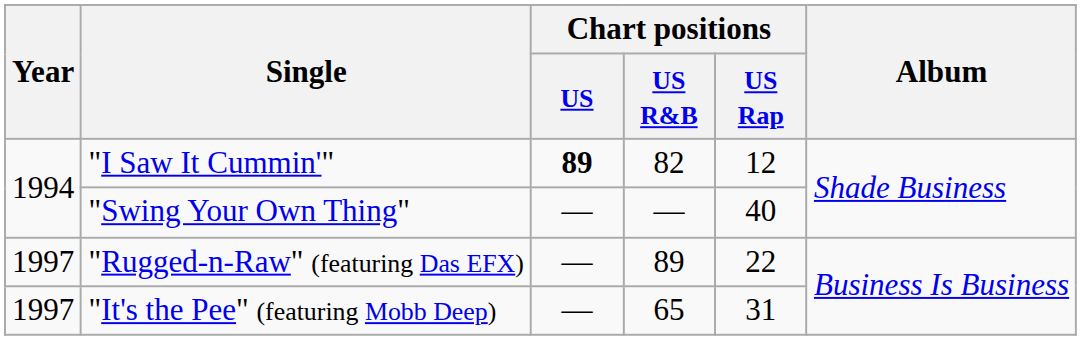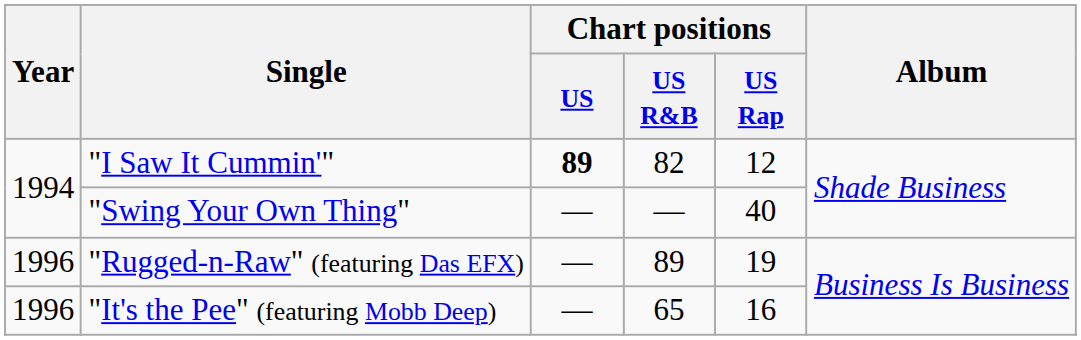(43, 260) 1997 -> (43, 260) 1996
(761, 260) 22 -> (761, 260) 19
(43, 310) 1997 -> (43, 310) 1996
(761, 310) 31 -> (761, 310) 16
